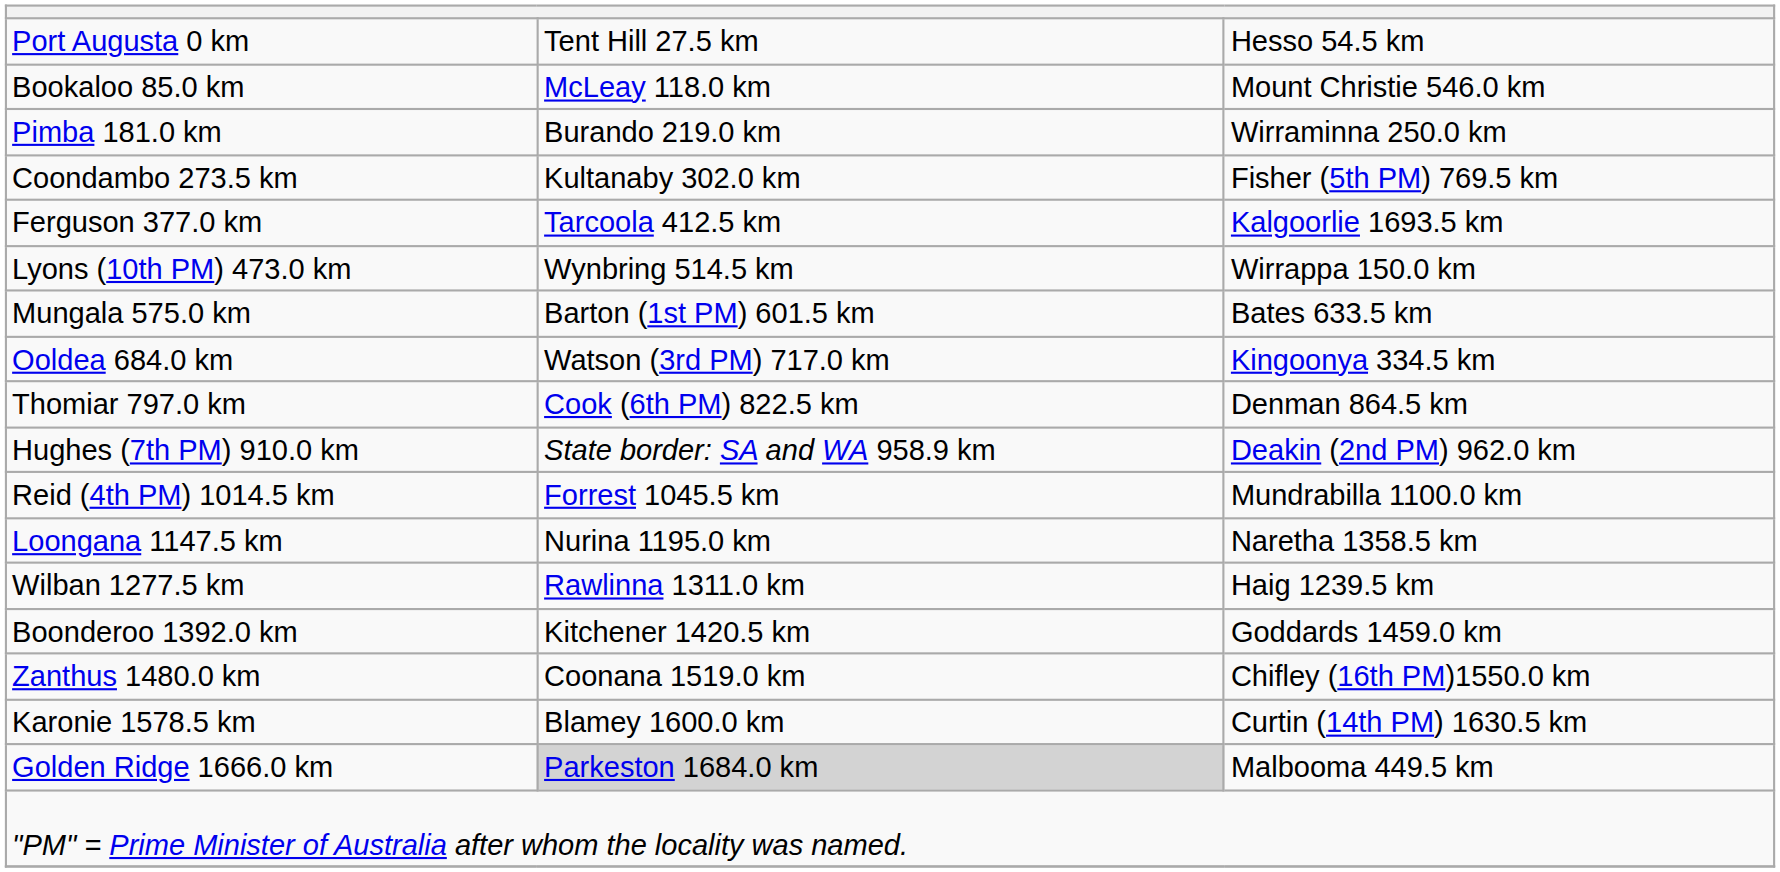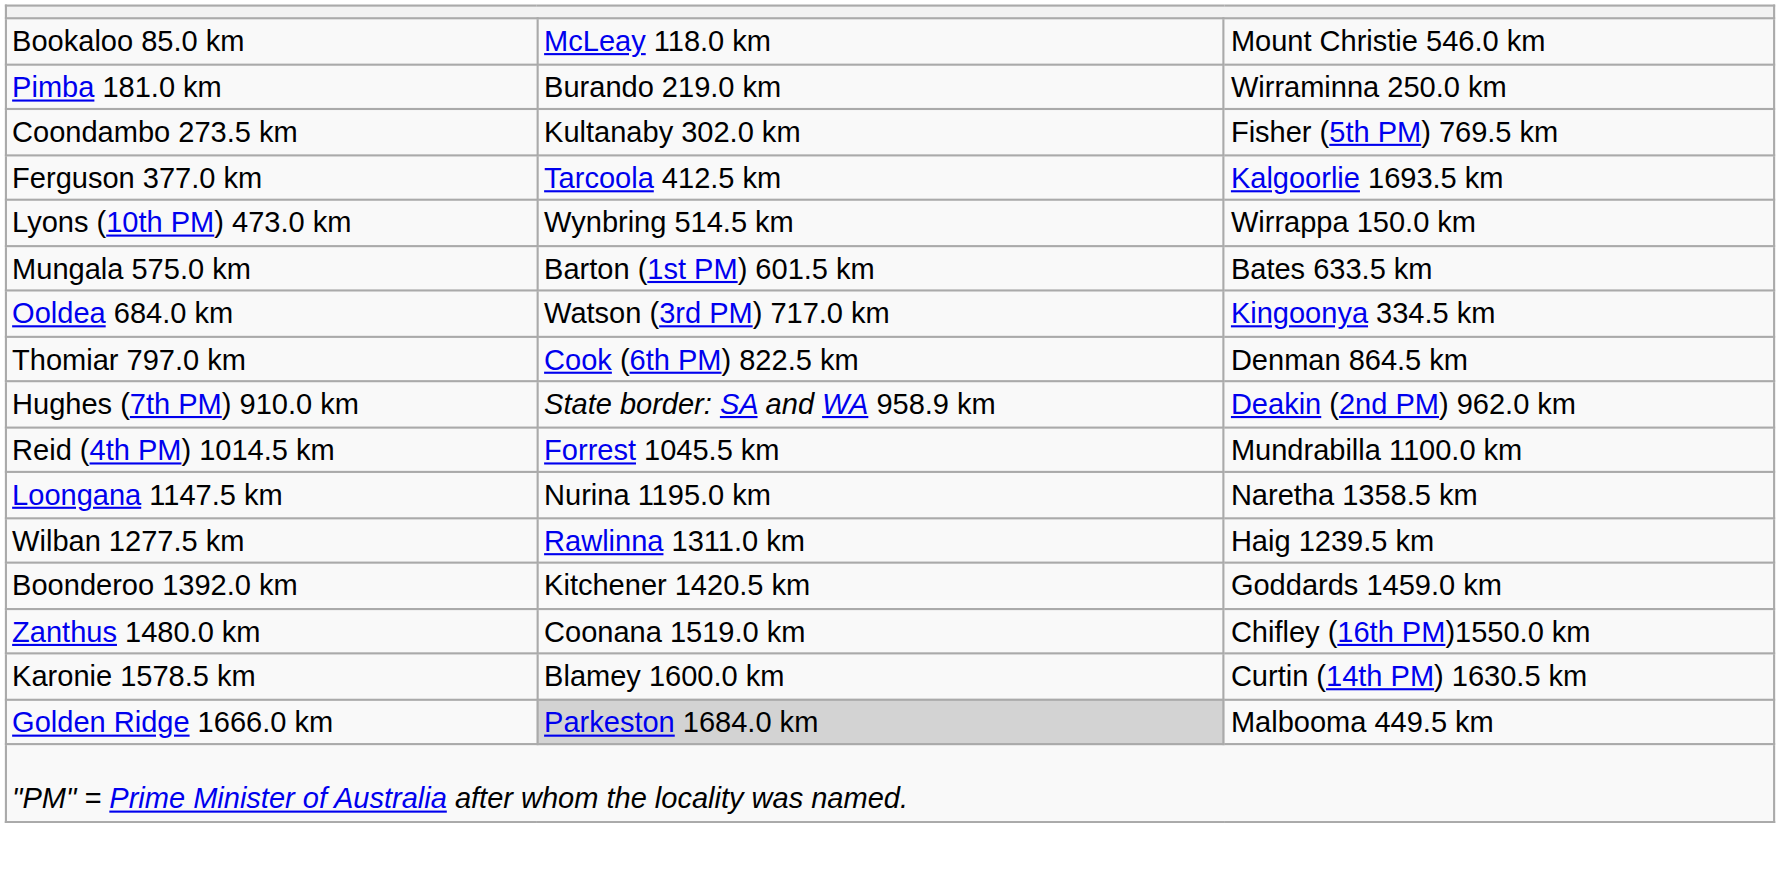- row: (131, 41)
